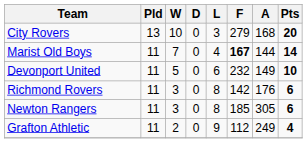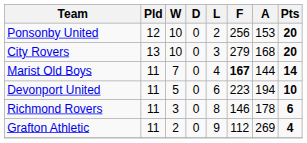+ row: (53, 33)
(240, 71) 232 -> (240, 90) 223
(265, 71) 149 -> (265, 90) 194
(240, 90) 142 -> (240, 109) 146
(265, 90) 176 -> (265, 109) 178
- row: (52, 109)
(265, 128) 249 -> (265, 128) 269
